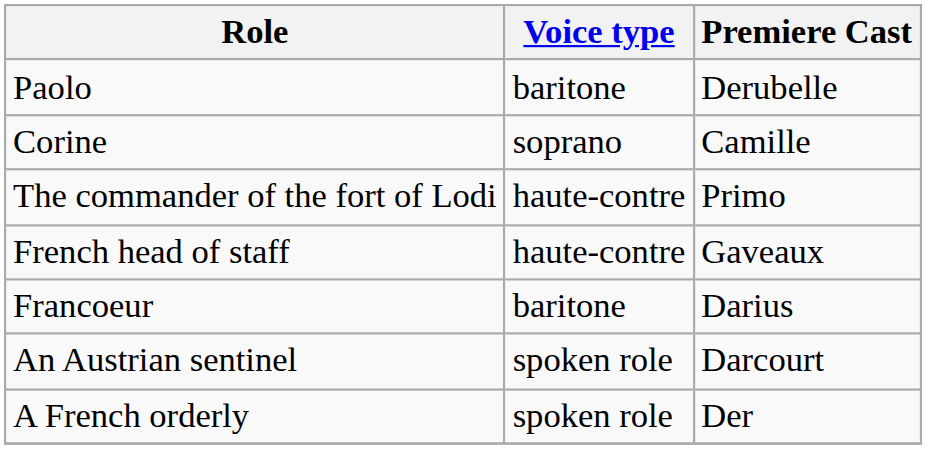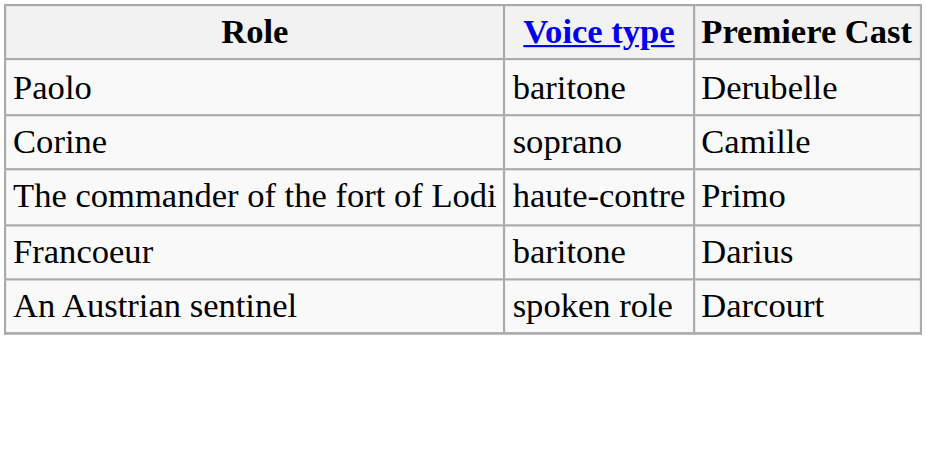- row: (151, 251)
- row: (131, 415)
